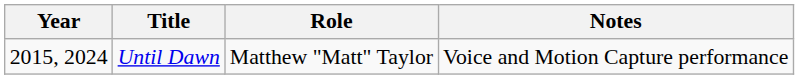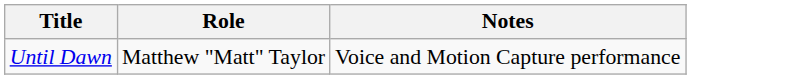- column: (59, 21)
